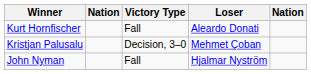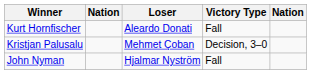columns swapped: (155, 12) <-> (229, 12)
